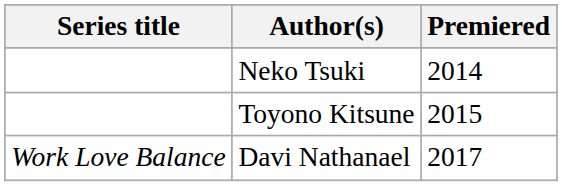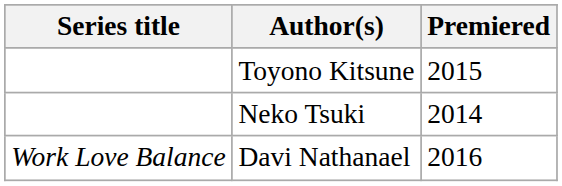rows swapped: (326, 113) <-> (302, 69)
(455, 157) 2017 -> (455, 157) 2016
